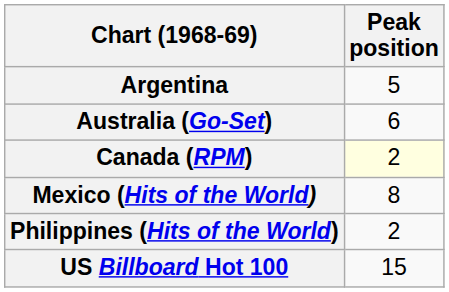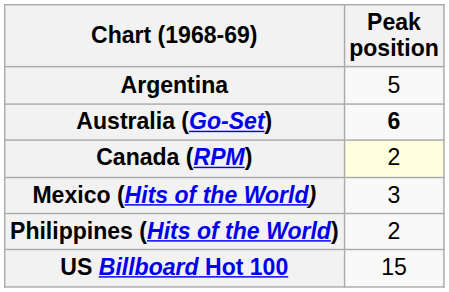(394, 121) normal -> (394, 121) bold
(394, 194) 8 -> (394, 194) 3
